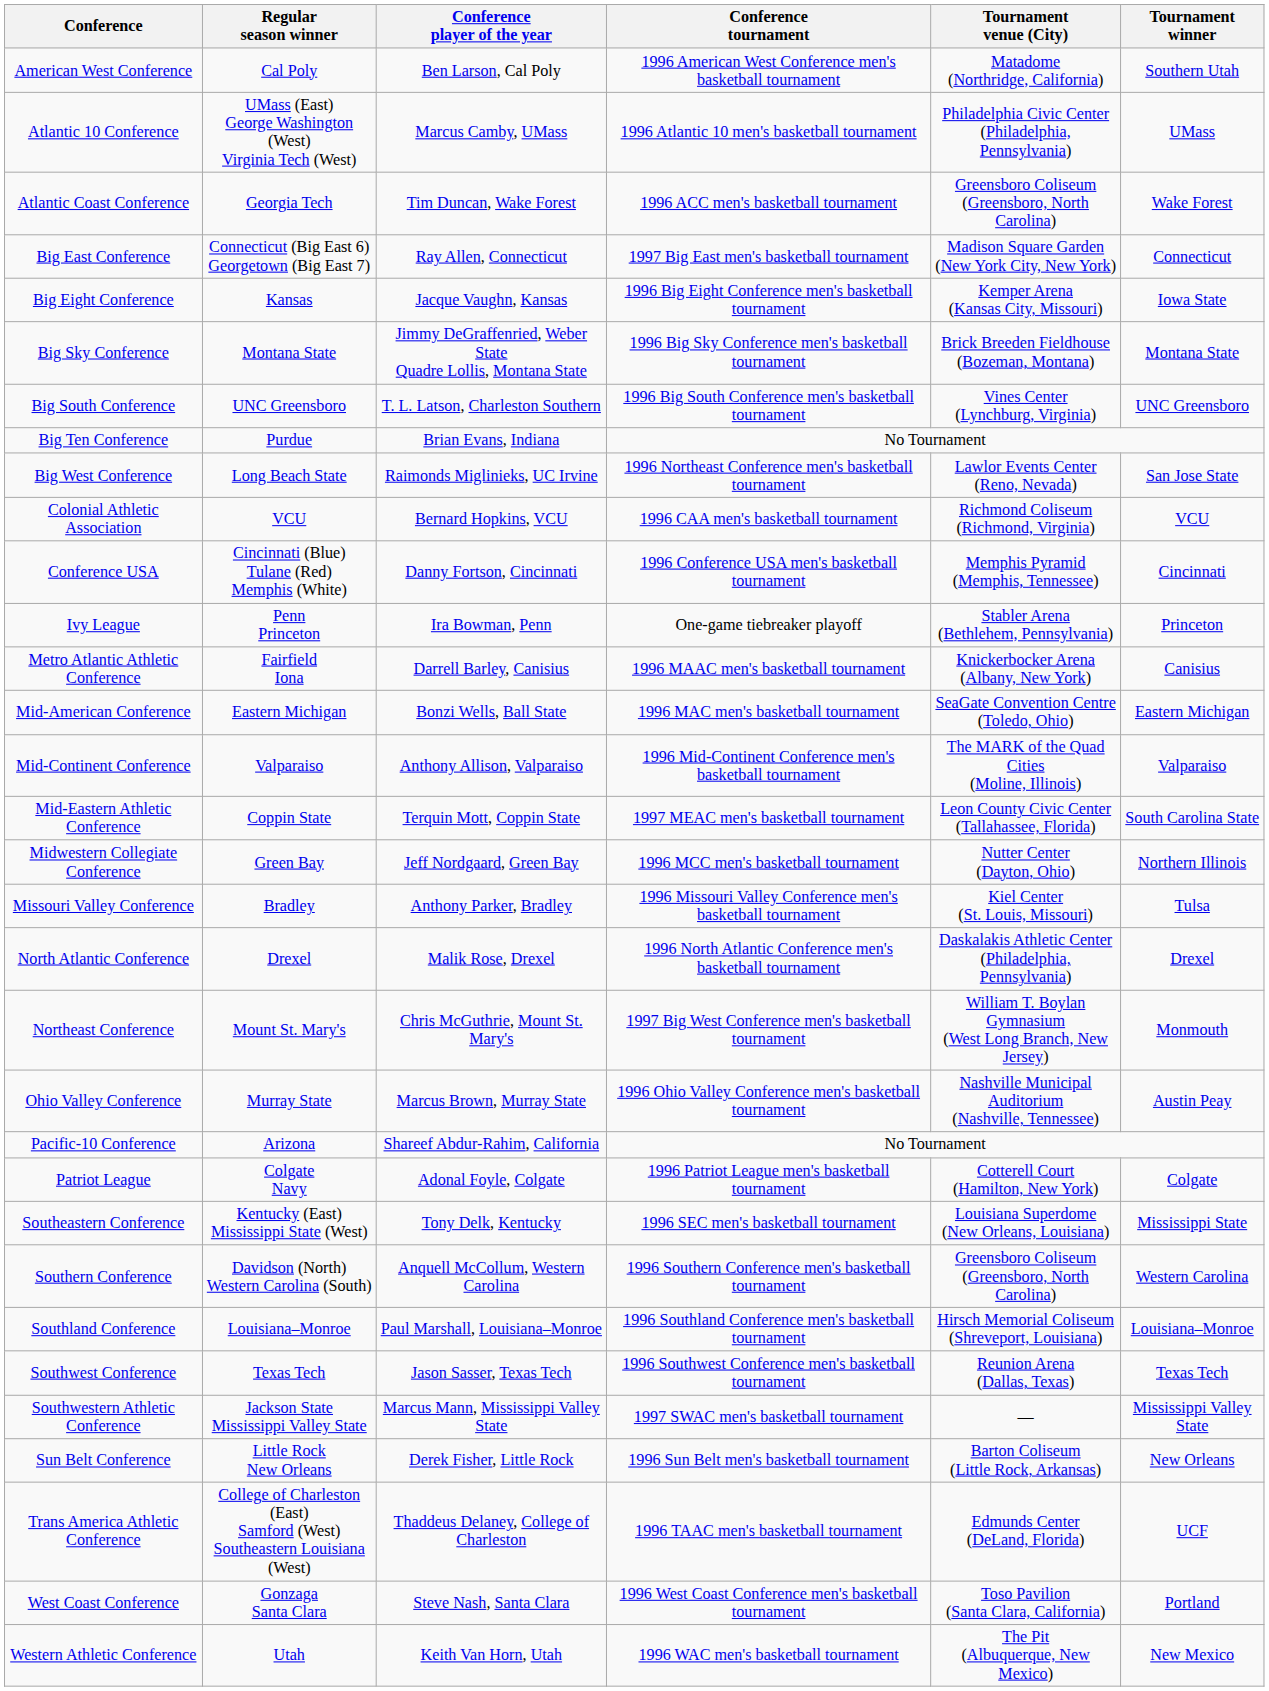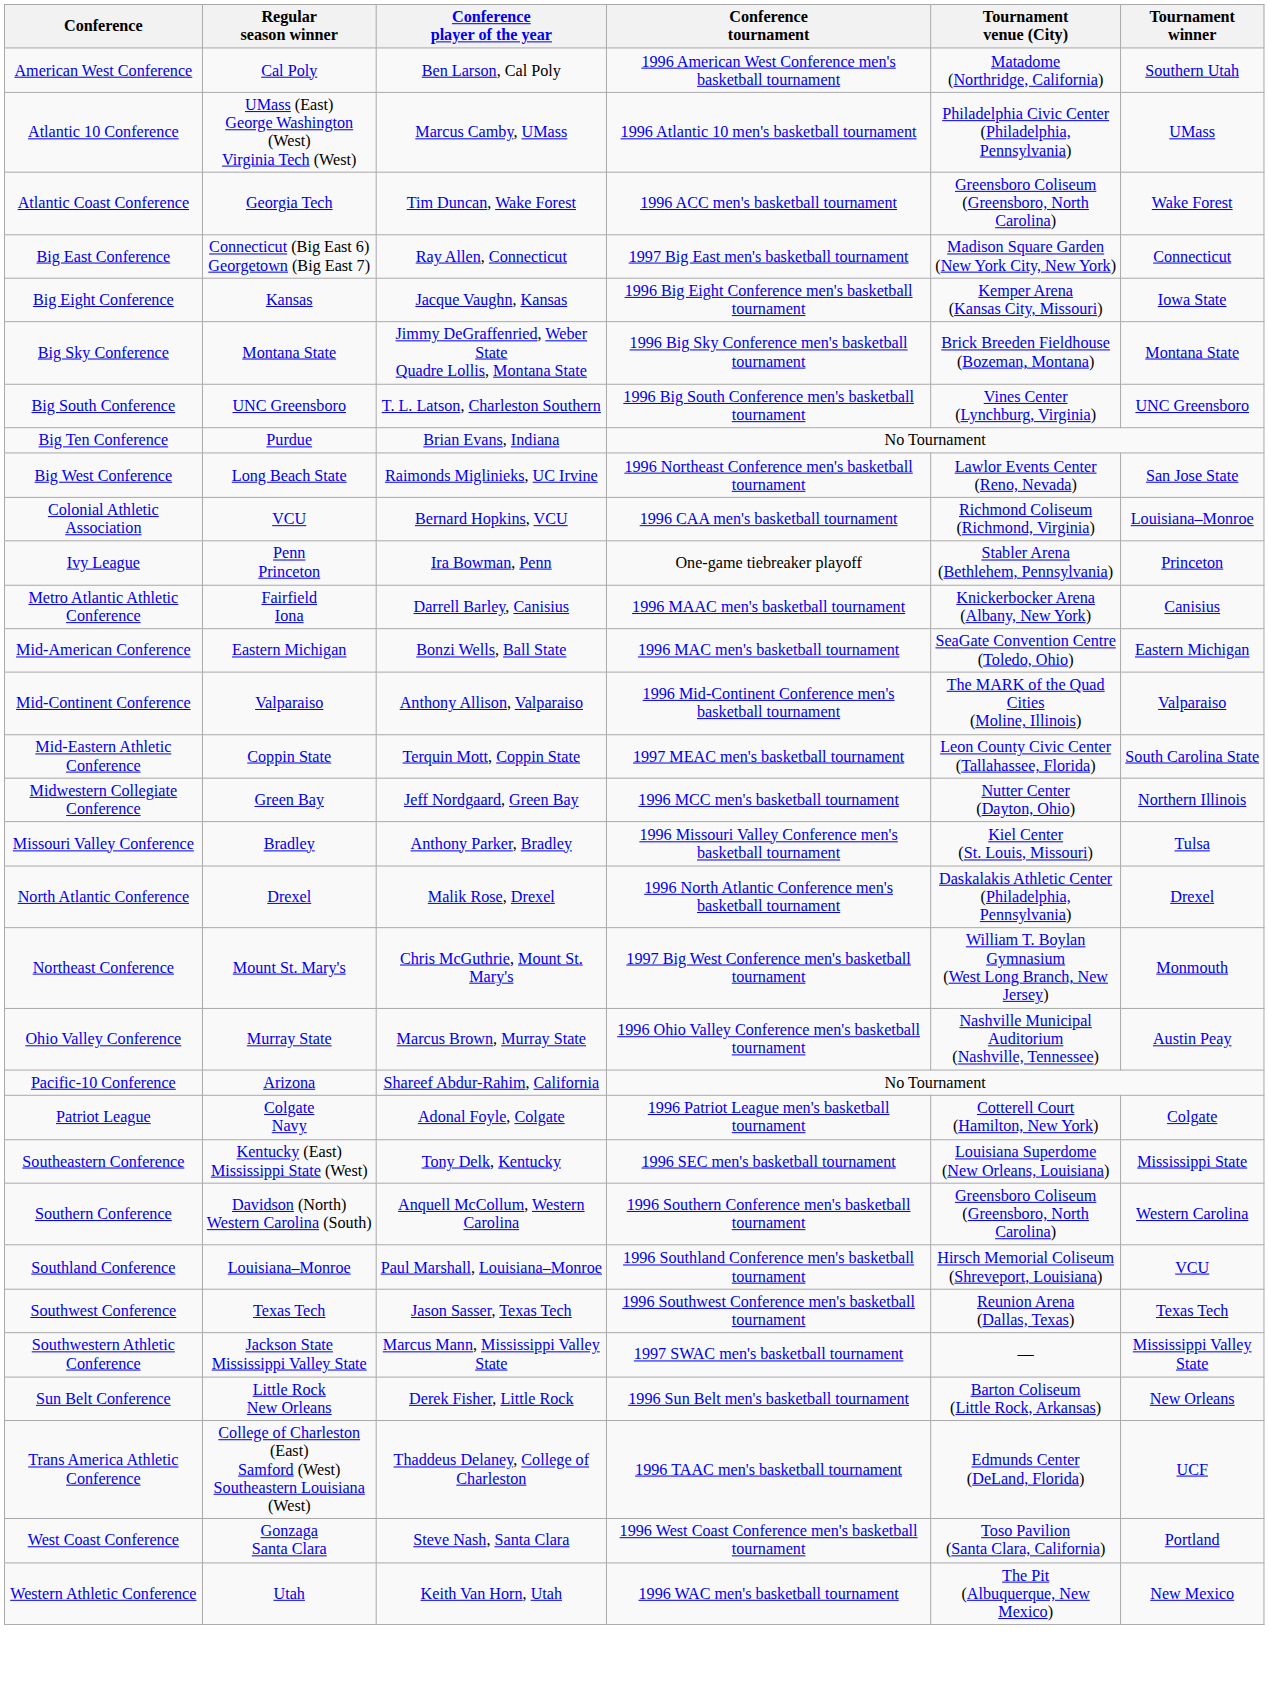(1192, 519) VCU -> (1192, 519) Louisiana–Monroe
- row: (103, 571)
(1192, 1329) Louisiana–Monroe -> (1192, 1267) VCU
